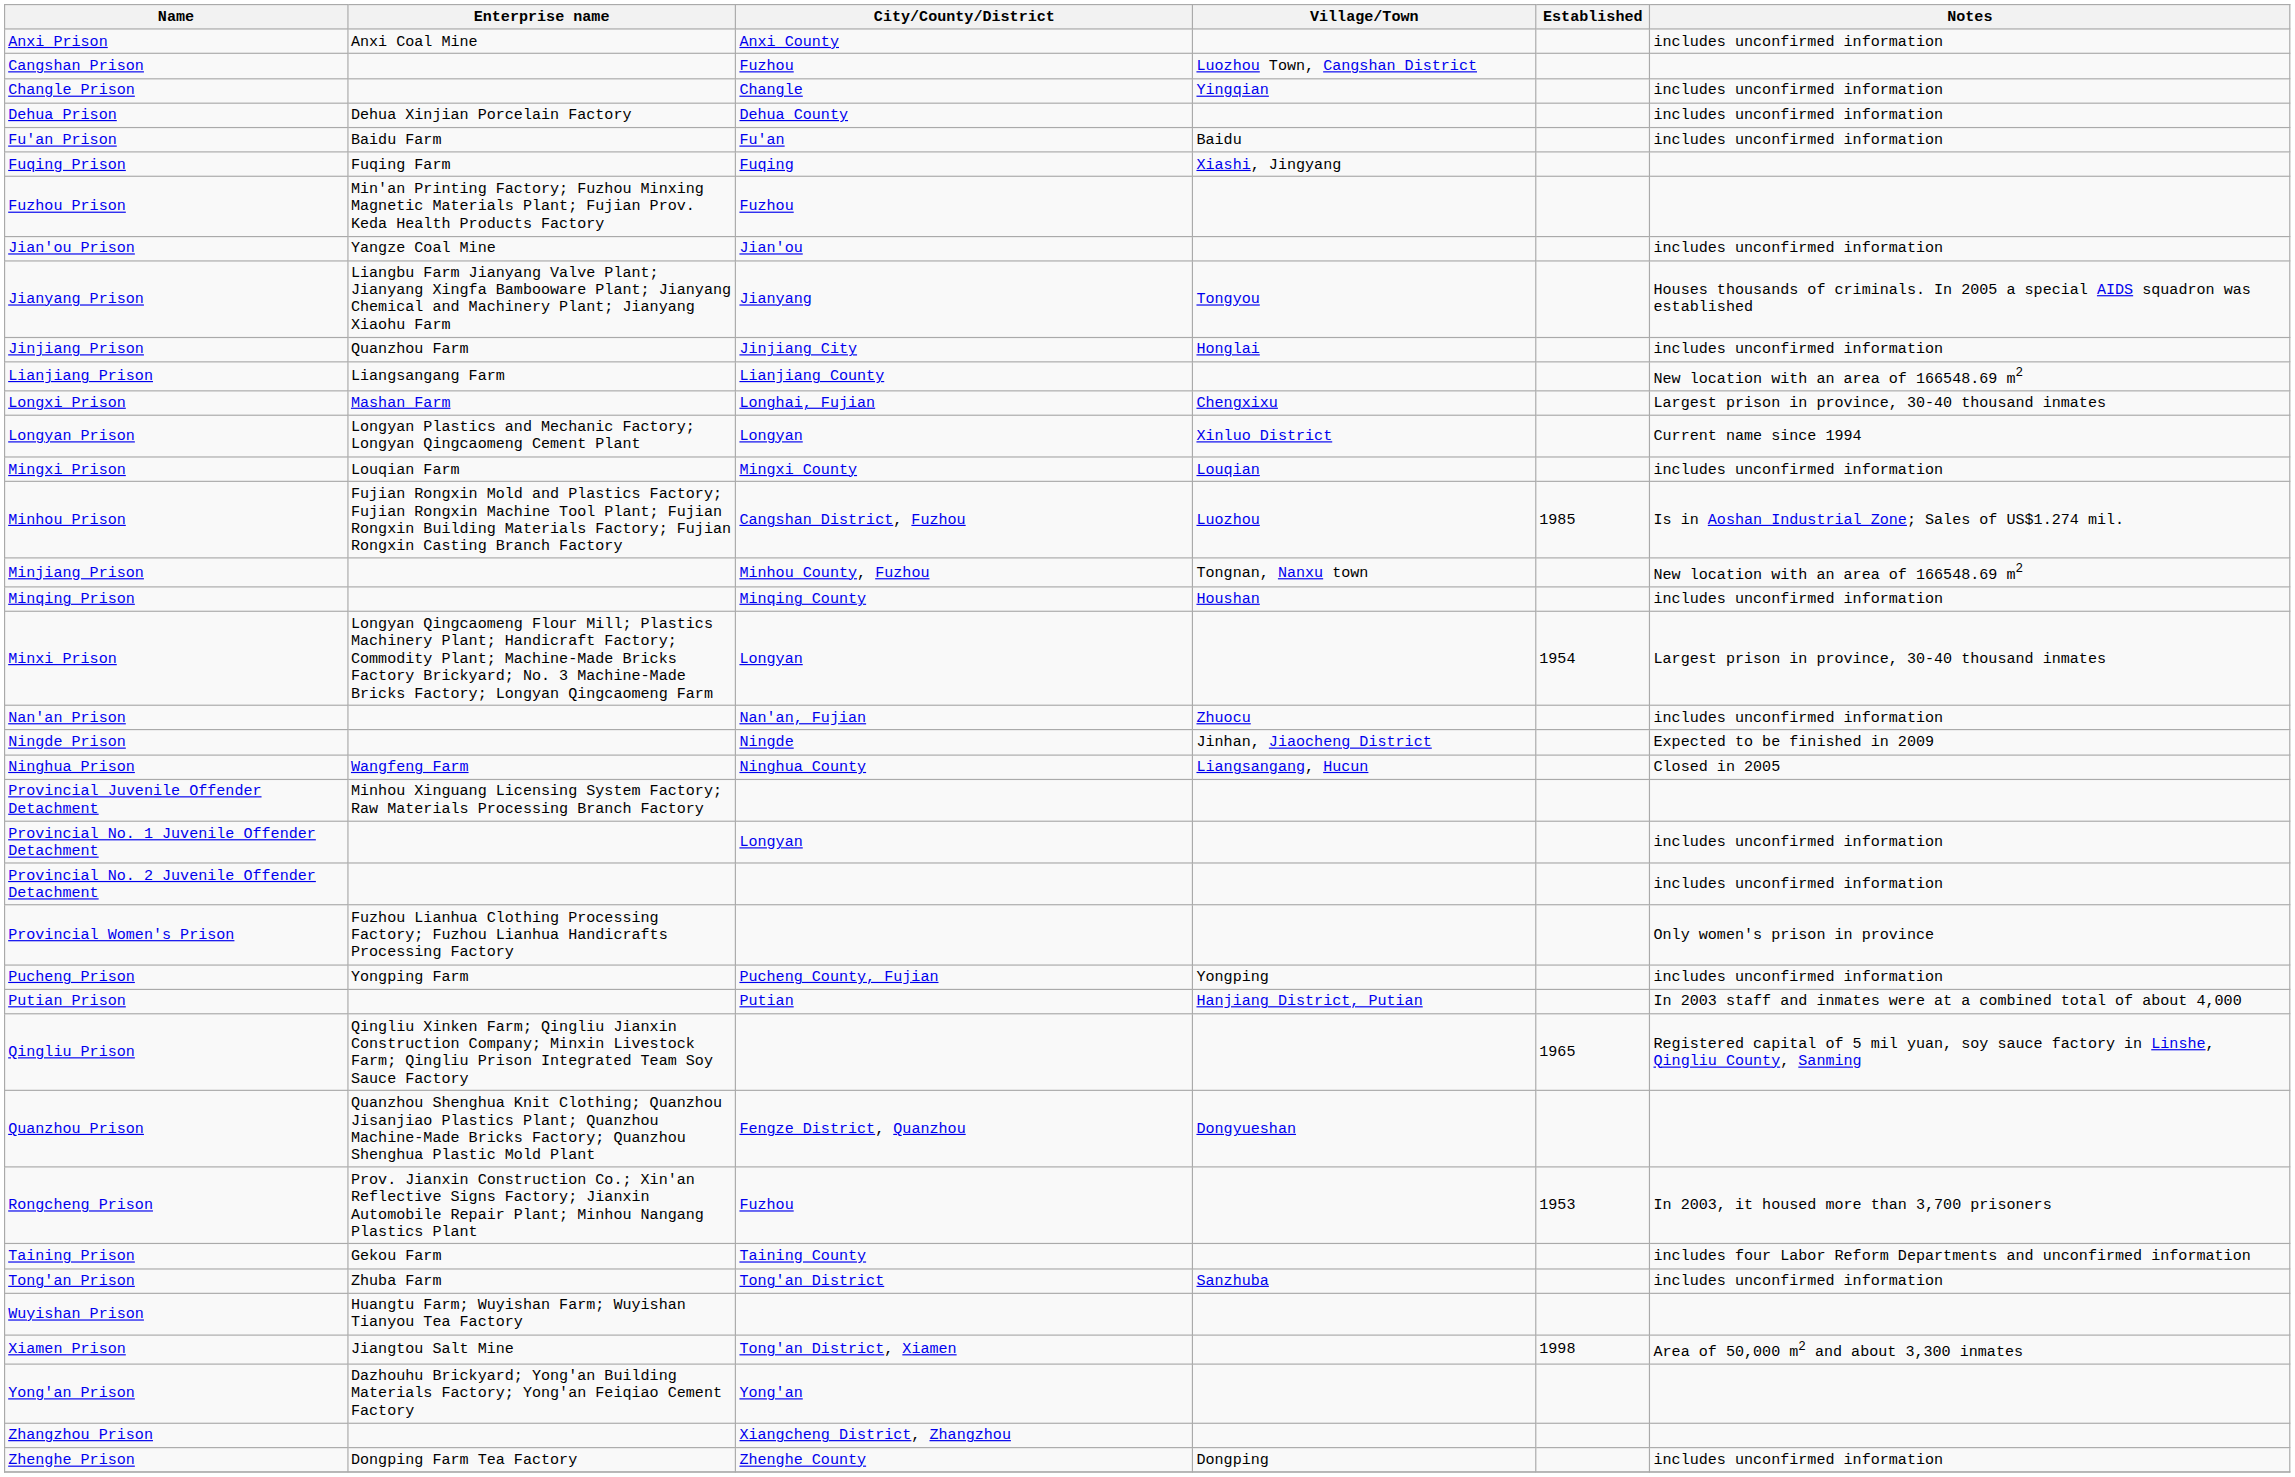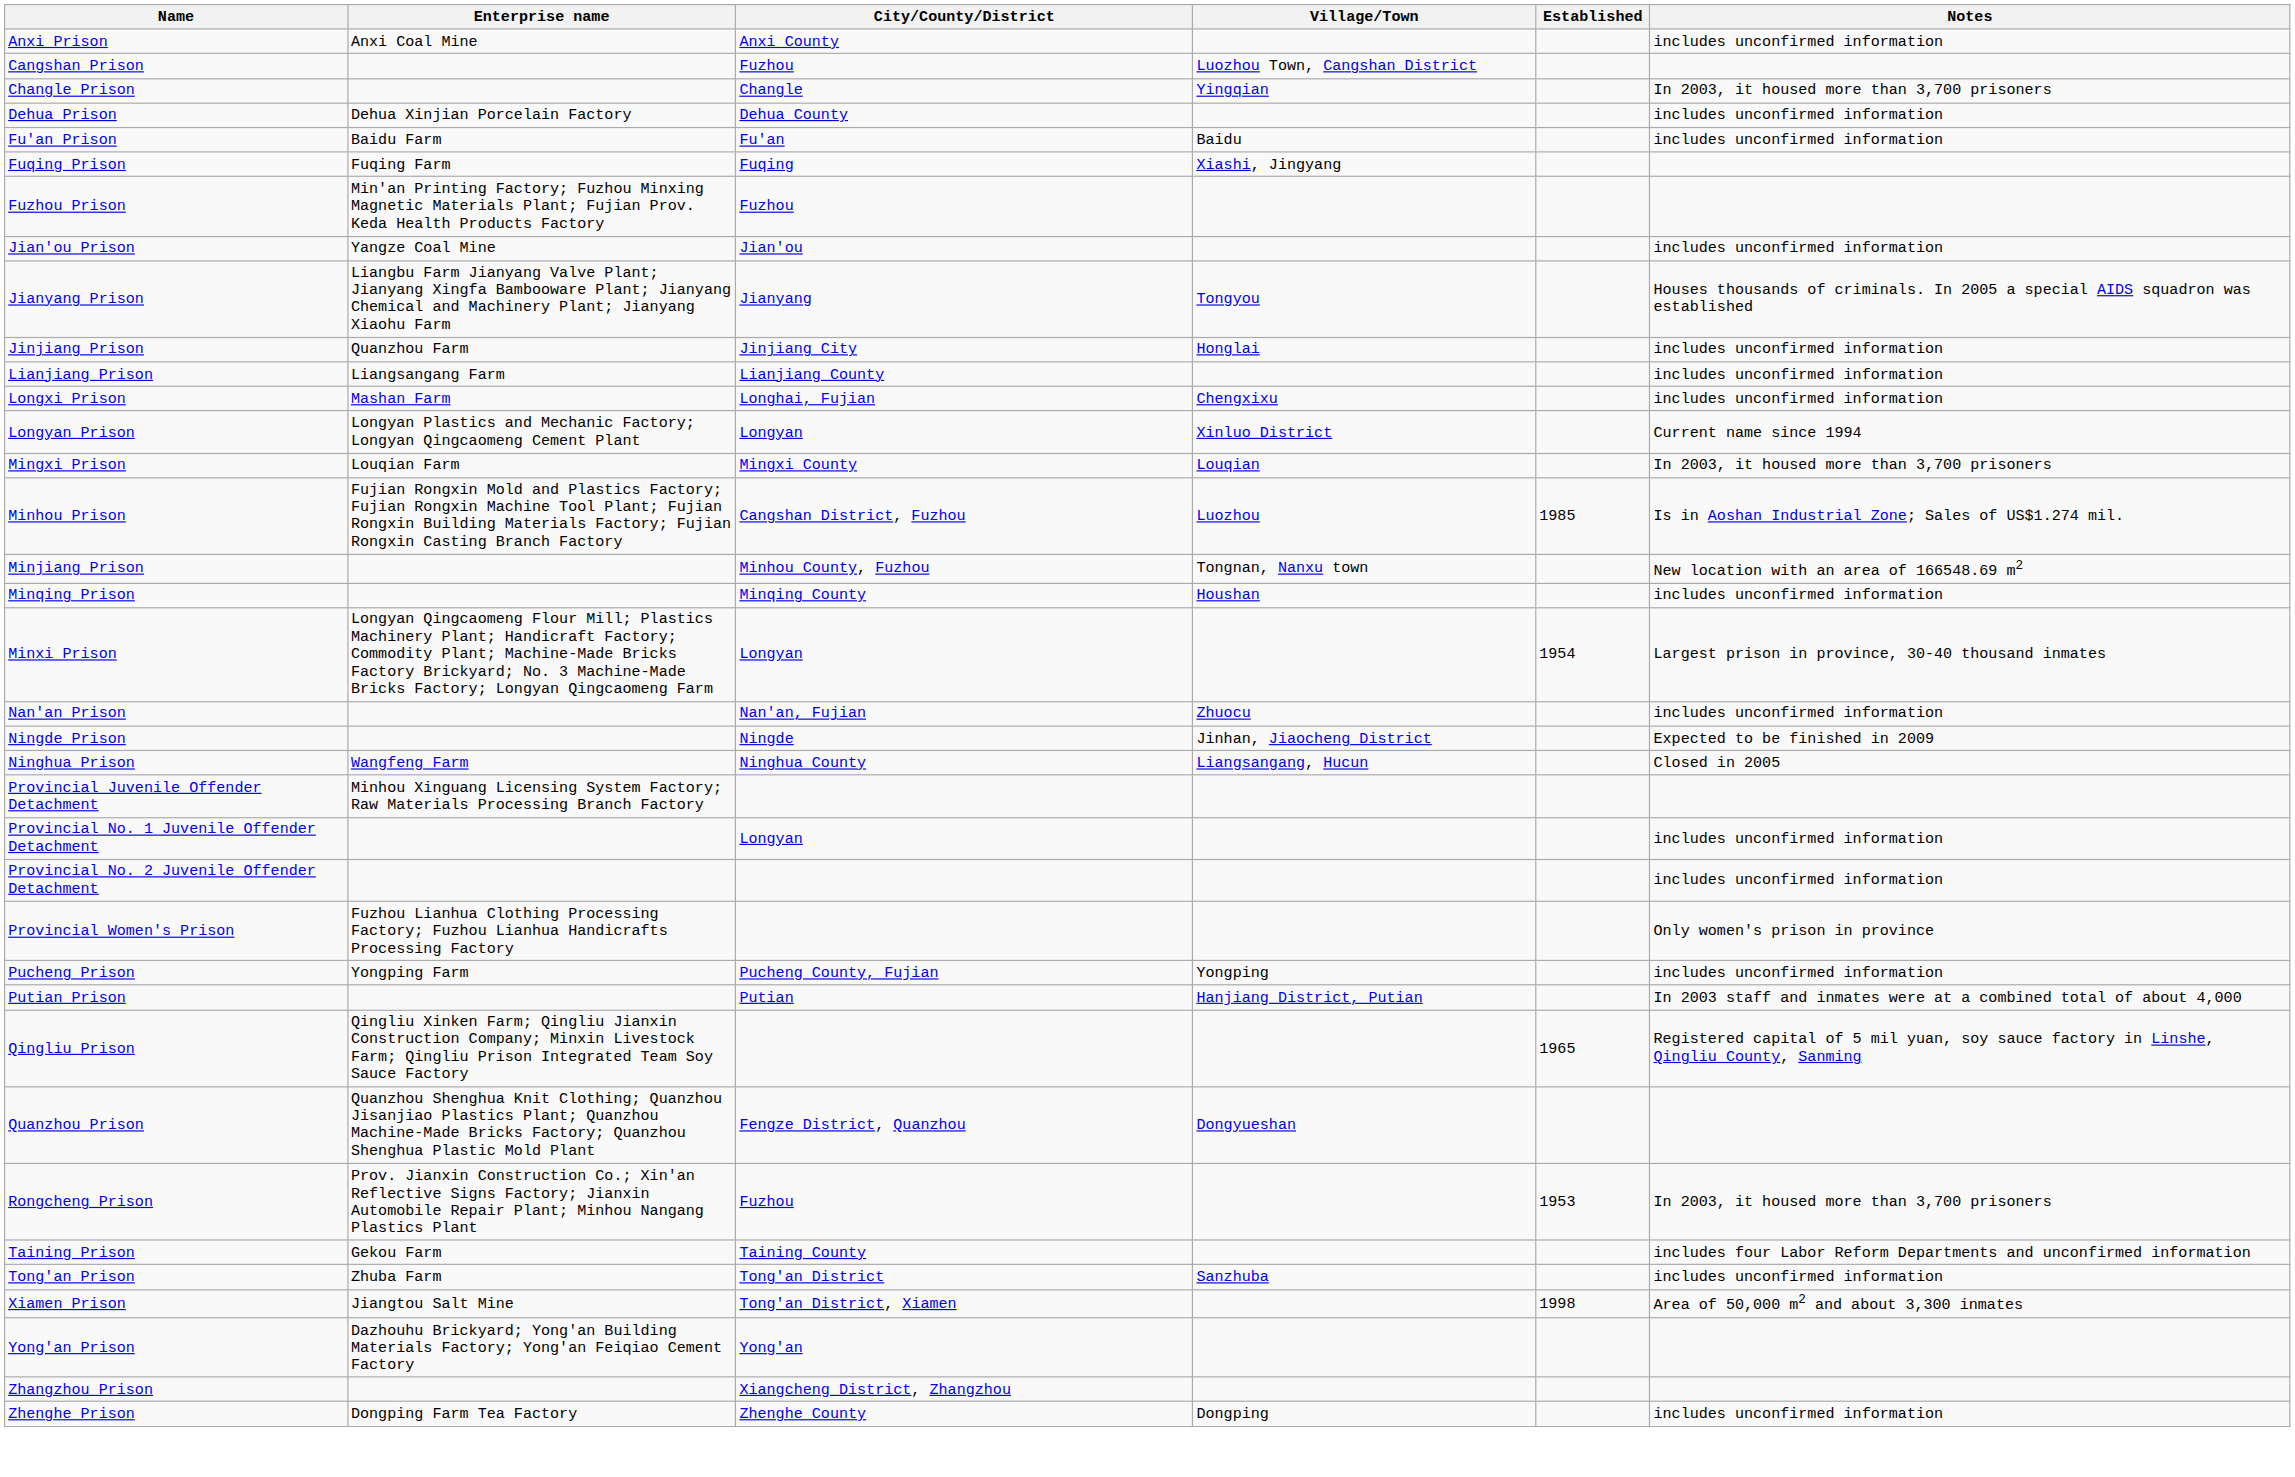(1798, 91) includes unconfirmed information -> (1853, 91) In 2003, it housed more than 3,700 prisoners
(1838, 376) New location with an area of 166548.69 m2 -> (1798, 374) includes unconfirmed information
(1880, 403) Largest prison in province, 30-40 thousand inmates -> (1798, 399) includes unconfirmed information
(1798, 469) includes unconfirmed information -> (1853, 465) In 2003, it housed more than 3,700 prisoners
- row: (76, 1314)
